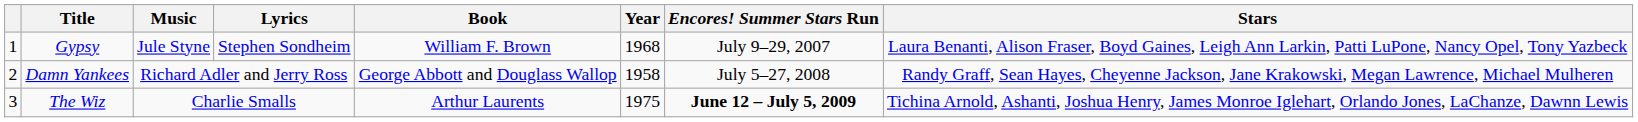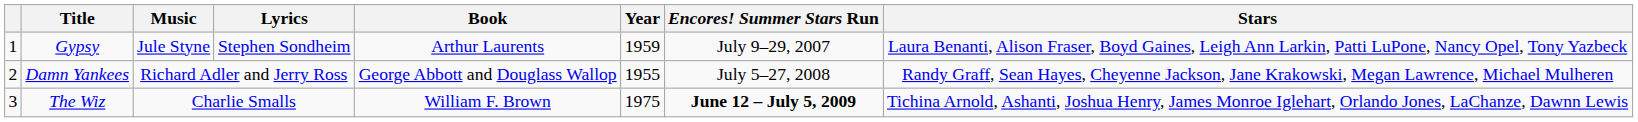(488, 46) William F. Brown -> (488, 46) Arthur Laurents
(642, 46) 1968 -> (642, 46) 1959
(642, 74) 1958 -> (642, 74) 1955
(488, 102) Arthur Laurents -> (488, 102) William F. Brown
